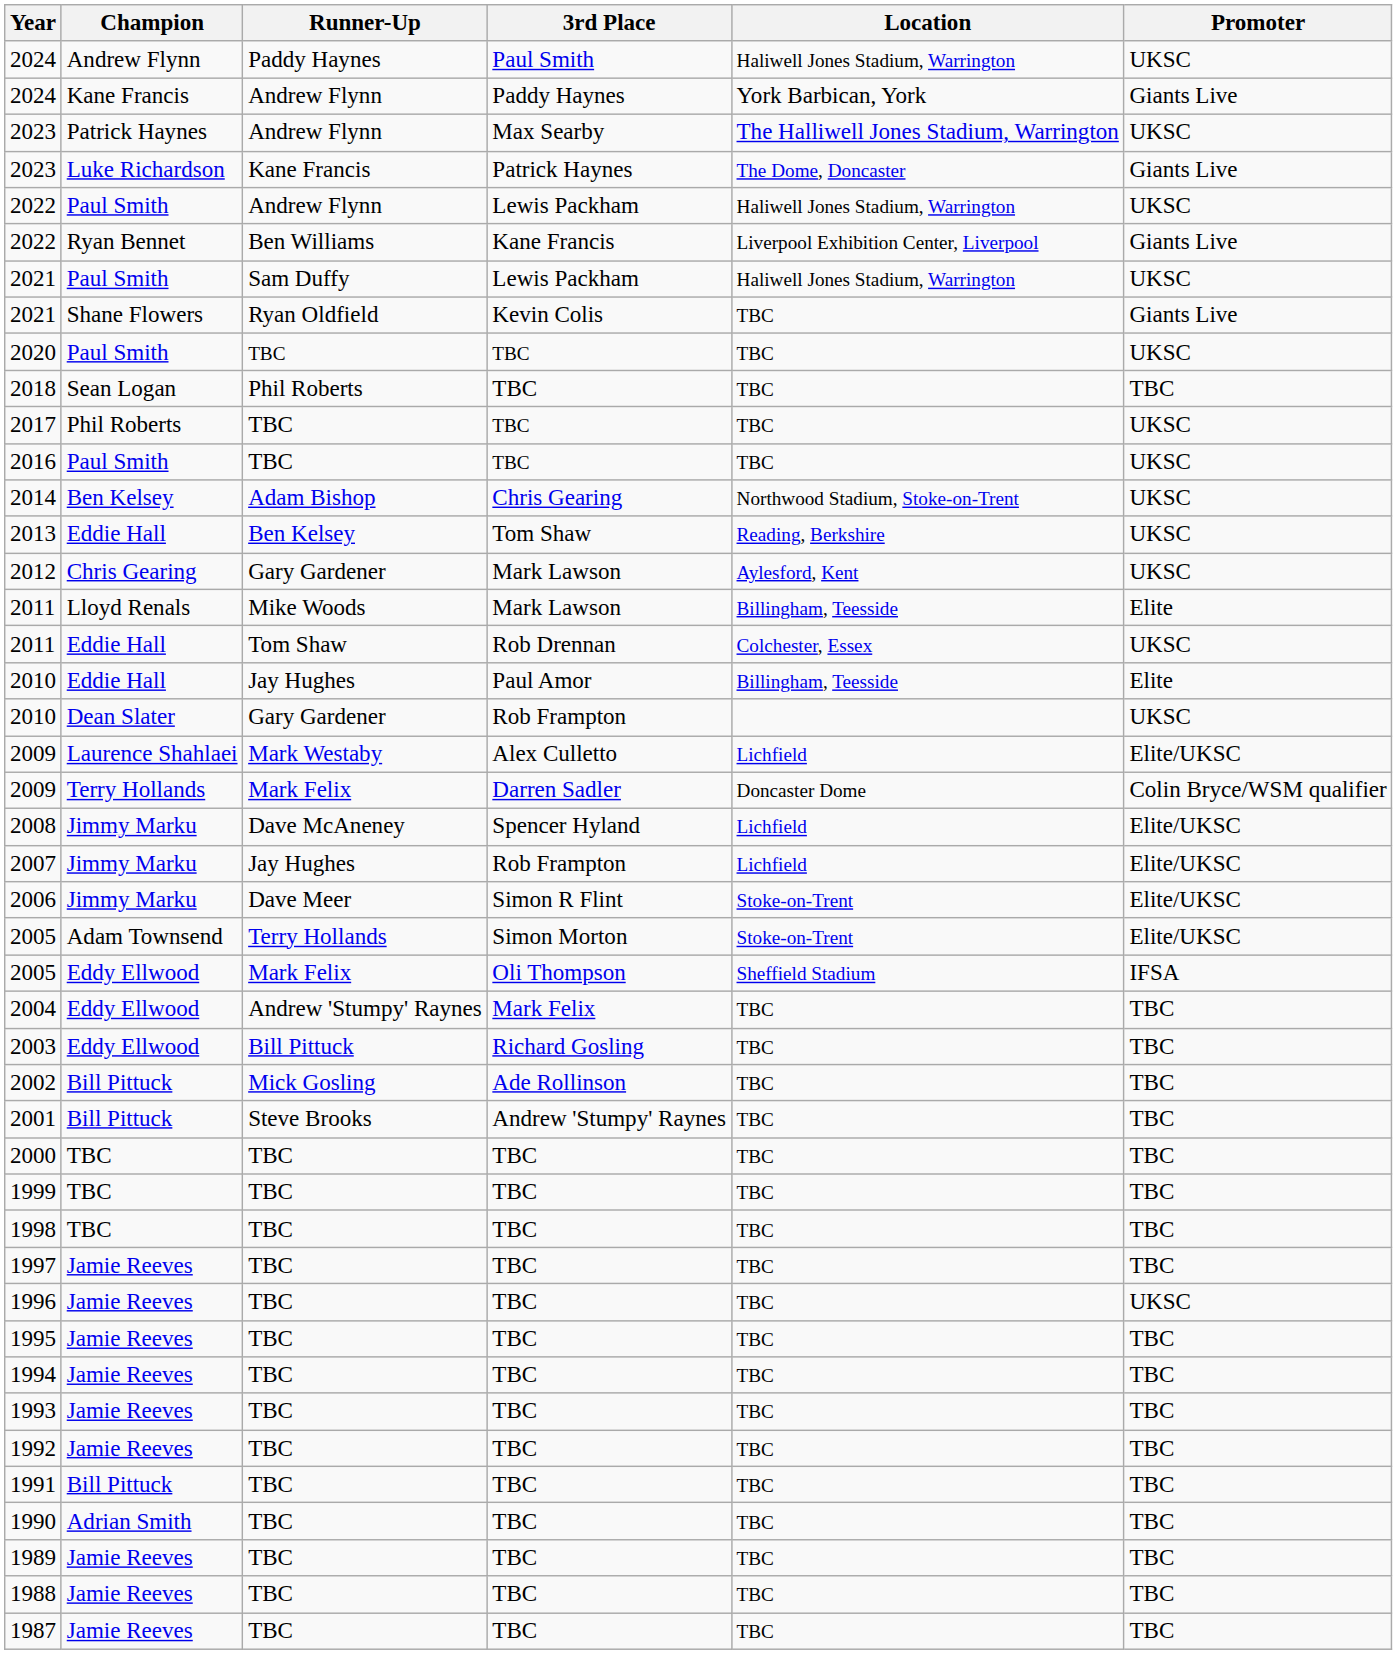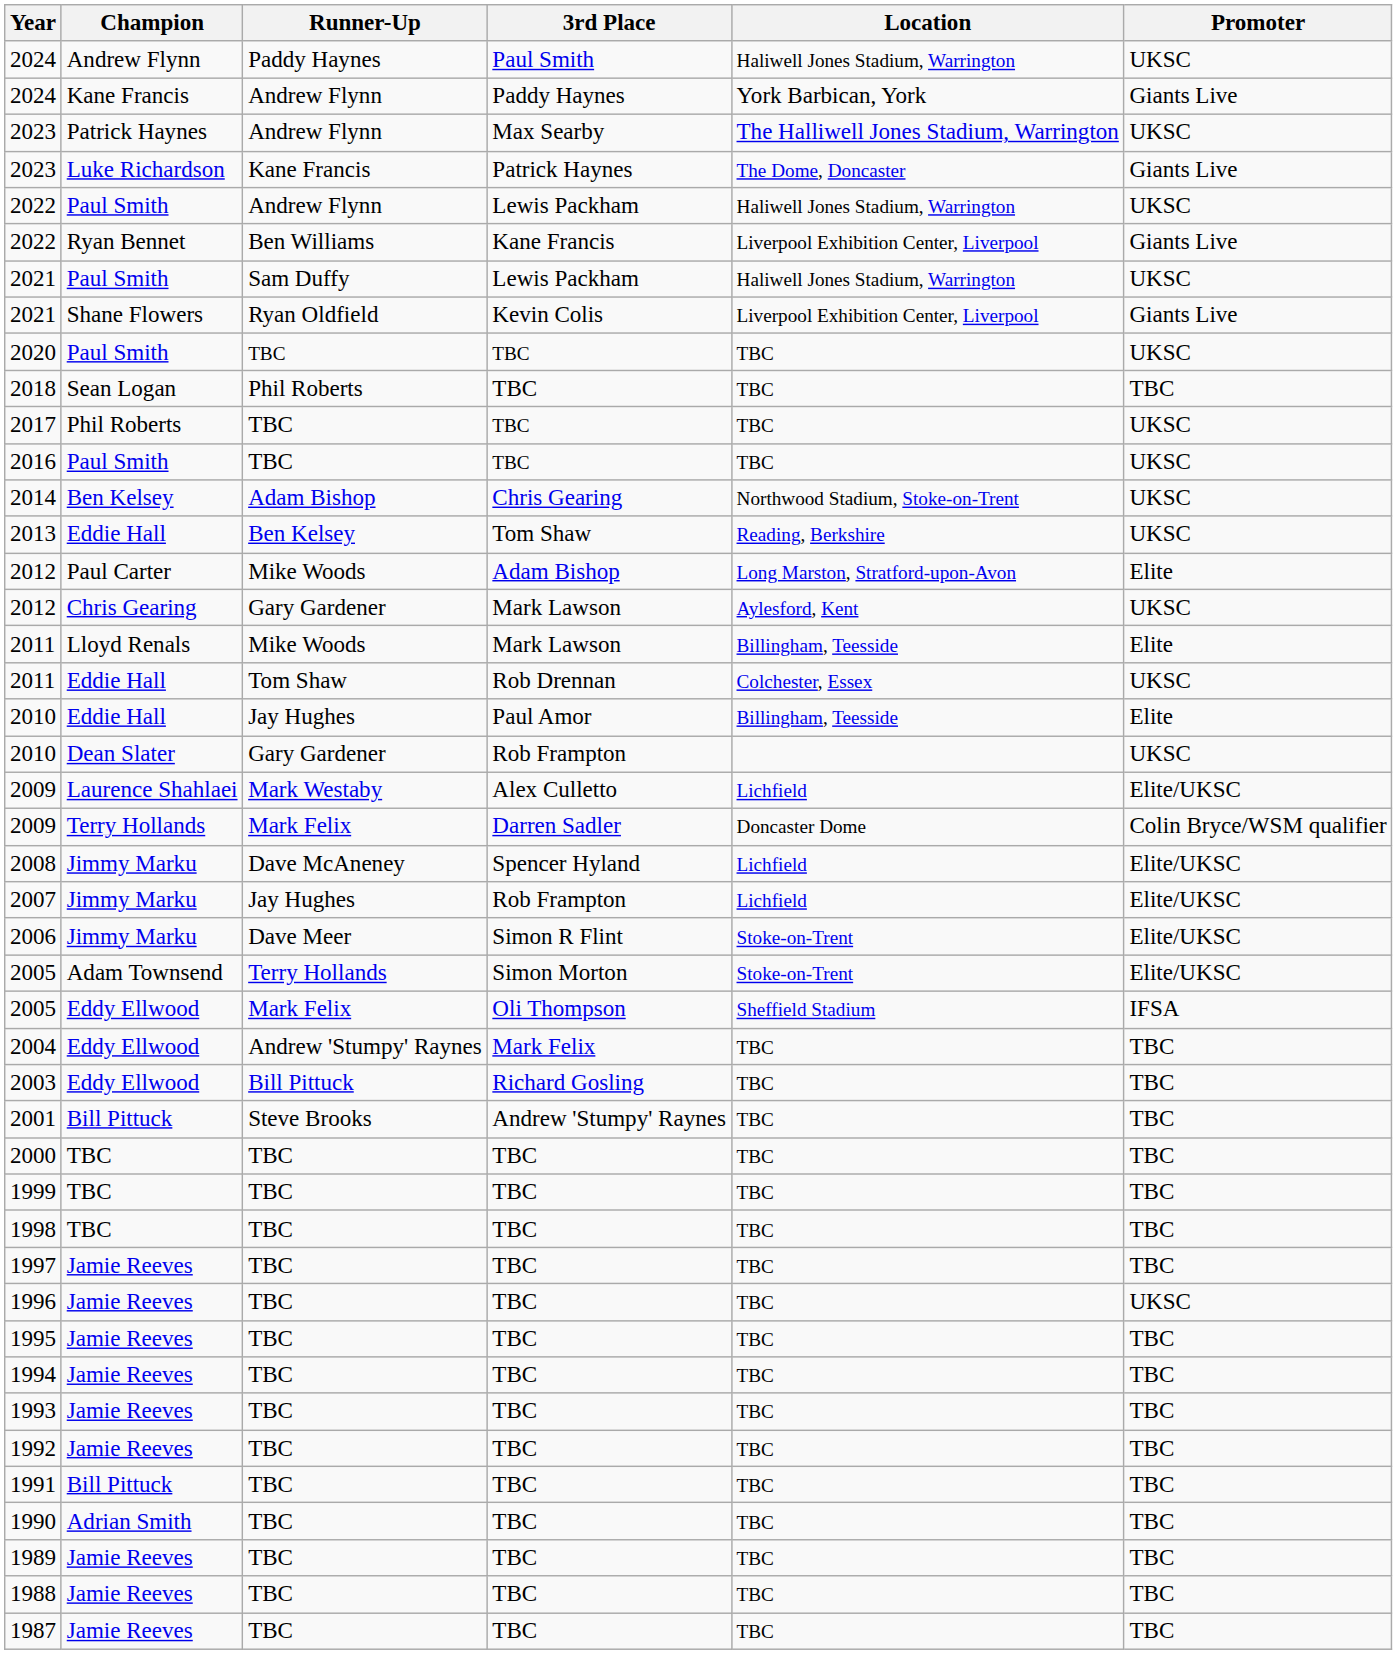(755, 316) TBC -> (888, 316) Liverpool Exhibition Center, Liverpool
+ row: (33, 570)
- row: (33, 1082)
